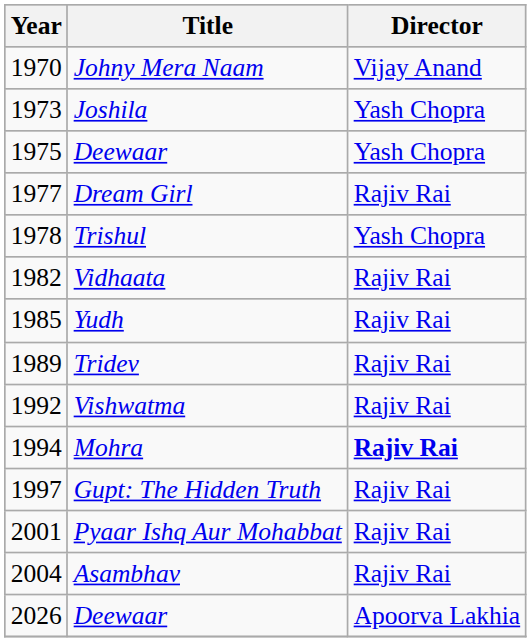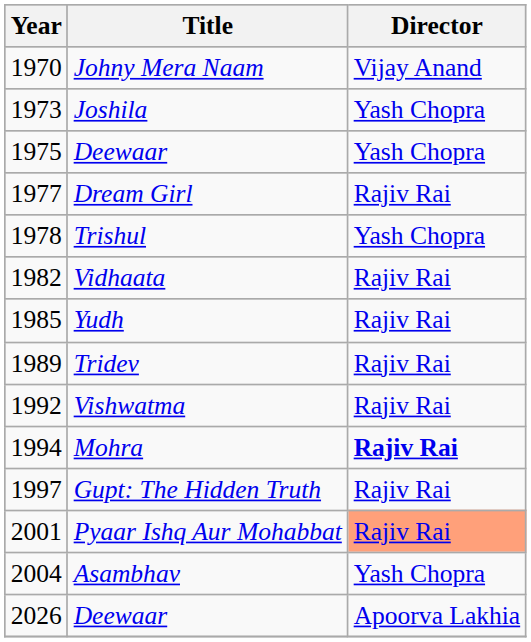(402, 530) no background -> (402, 530) lightsalmon background
(402, 573) Rajiv Rai -> (419, 573) Yash Chopra
